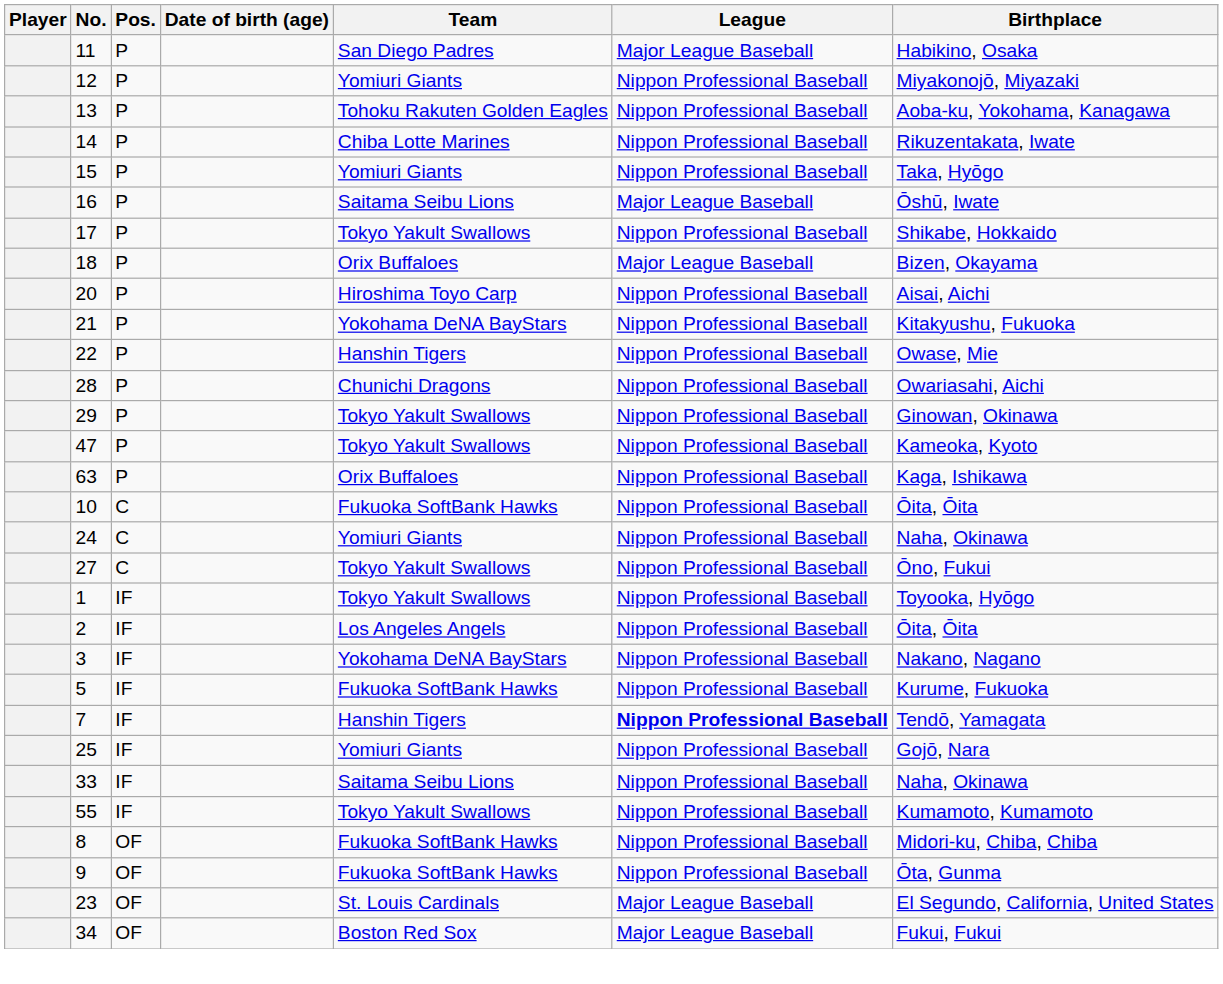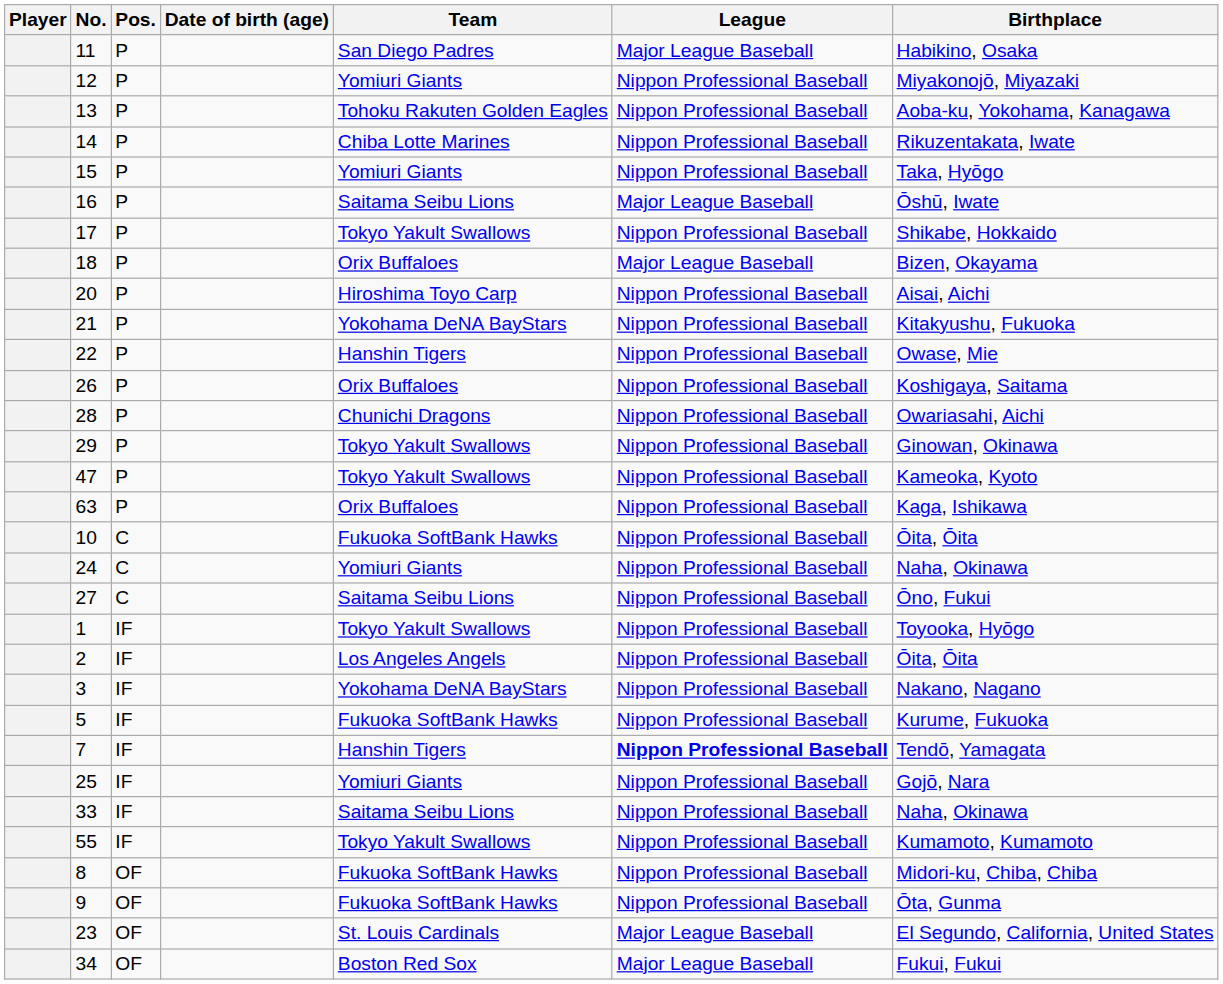+ row: (86, 385)
(434, 567) Tokyo Yakult Swallows -> (426, 598) Saitama Seibu Lions
